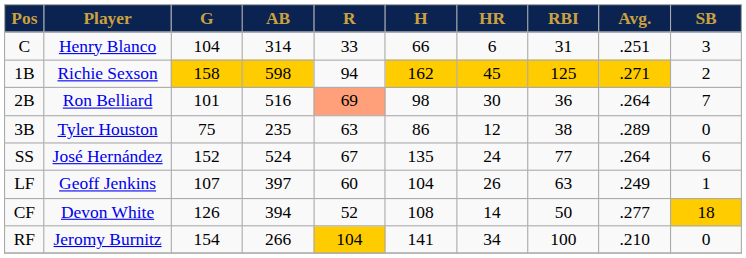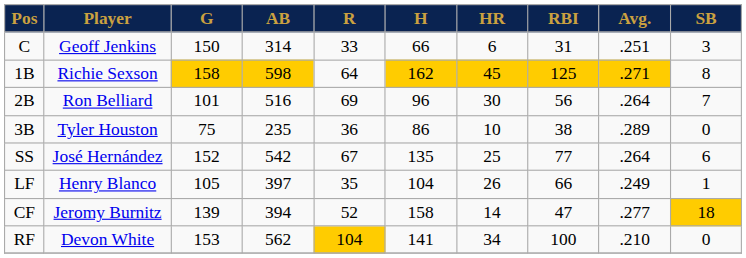(108, 45) Henry Blanco -> (108, 45) Geoff Jenkins
(207, 45) 104 -> (207, 45) 150
(349, 73) 94 -> (349, 73) 64
(706, 73) 2 -> (706, 73) 8
(349, 101) lightsalmon background -> (349, 101) no background
(421, 101) 98 -> (421, 101) 96
(563, 101) 36 -> (563, 101) 56
(349, 128) 63 -> (349, 128) 36
(492, 128) 12 -> (492, 128) 10
(278, 156) 524 -> (278, 156) 542
(492, 156) 24 -> (492, 156) 25
(108, 184) Geoff Jenkins -> (108, 184) Henry Blanco
(207, 184) 107 -> (207, 184) 105
(349, 184) 60 -> (349, 184) 35
(563, 184) 63 -> (563, 184) 66
(108, 211) Devon White -> (108, 211) Jeromy Burnitz
(207, 211) 126 -> (207, 211) 139
(421, 211) 108 -> (421, 211) 158
(563, 211) 50 -> (563, 211) 47
(108, 239) Jeromy Burnitz -> (108, 239) Devon White
(207, 239) 154 -> (207, 239) 153
(278, 239) 266 -> (278, 239) 562
